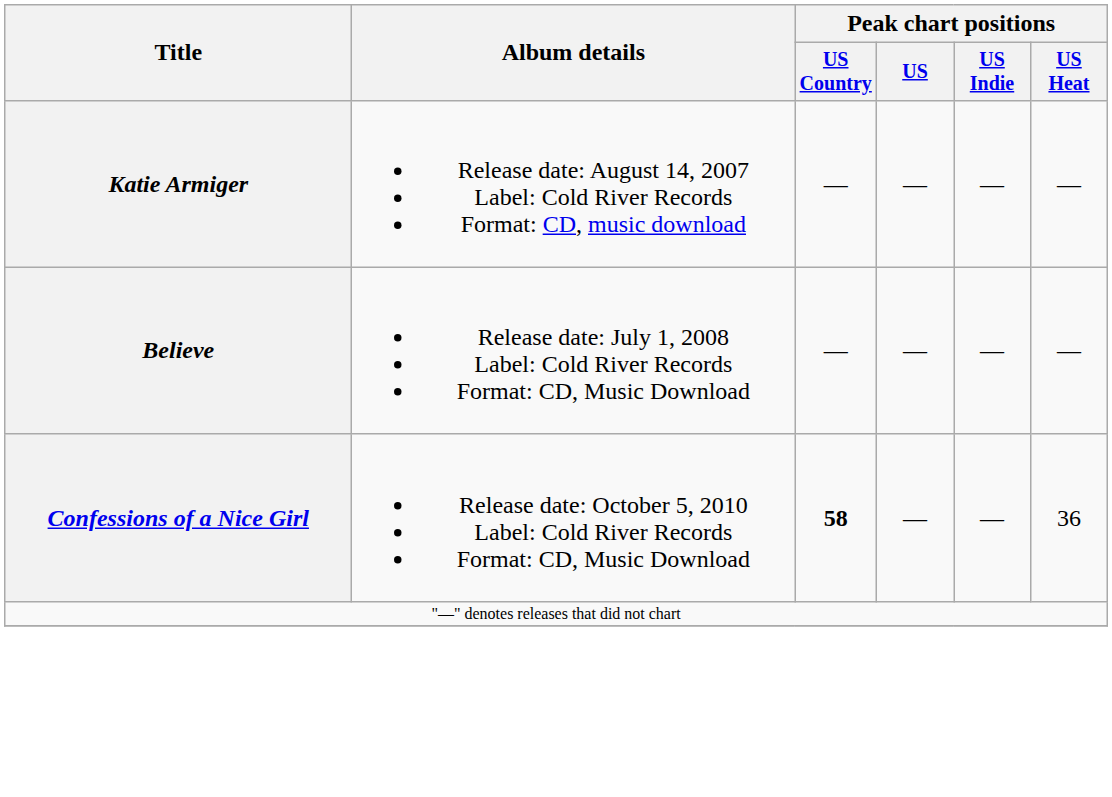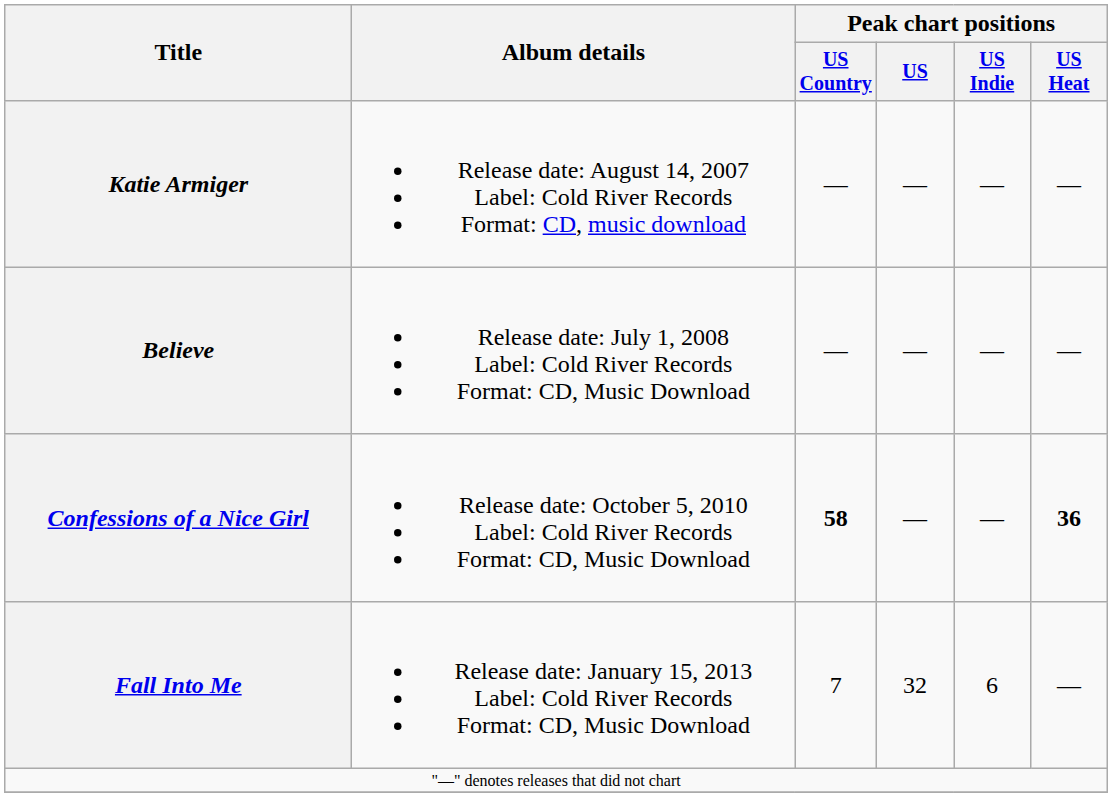(1069, 517) normal -> (1069, 517) bold
+ row: (178, 684)
